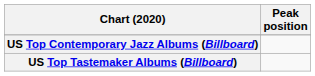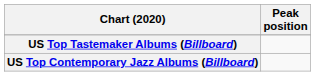rows swapped: (133, 44) <-> (133, 62)
